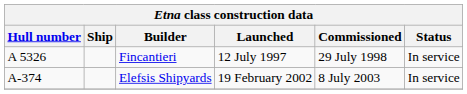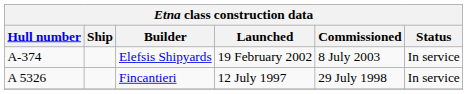rows swapped: (148, 57) <-> (165, 78)
